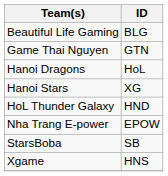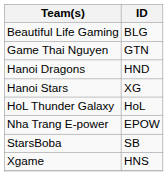(135, 69) HoL -> (137, 69) HND
(137, 106) HND -> (135, 106) HoL
